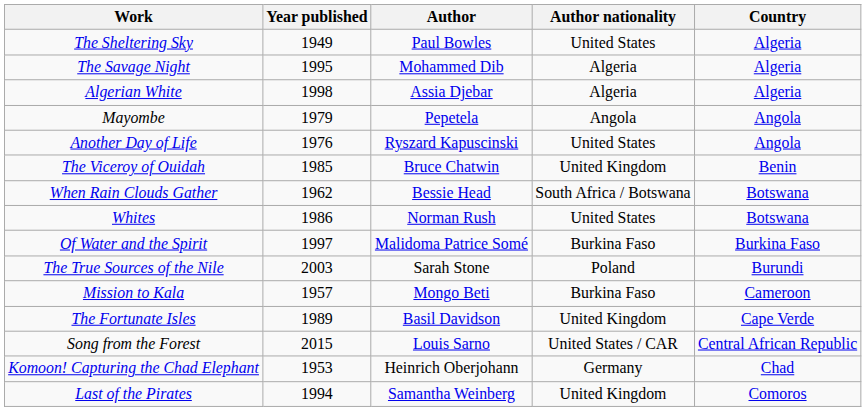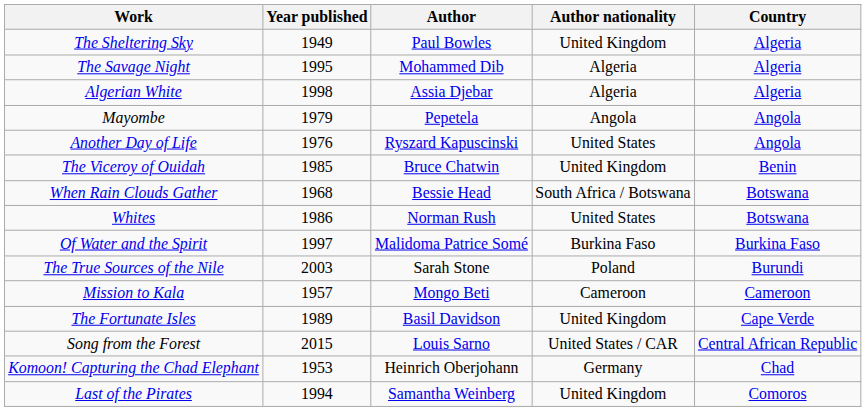(613, 42) United States -> (613, 42) United Kingdom
(317, 192) 1962 -> (317, 192) 1968
(613, 293) Burkina Faso -> (613, 293) Cameroon
